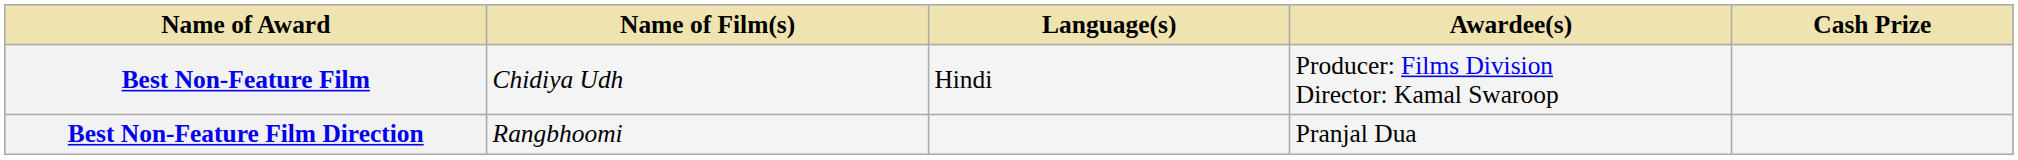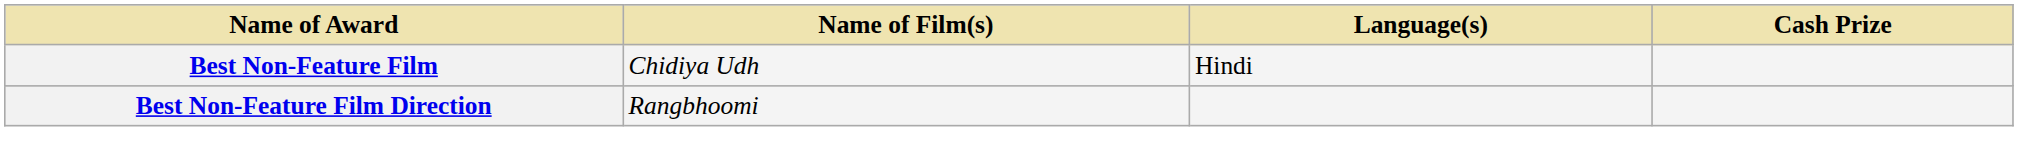- column: (1511, 24)
